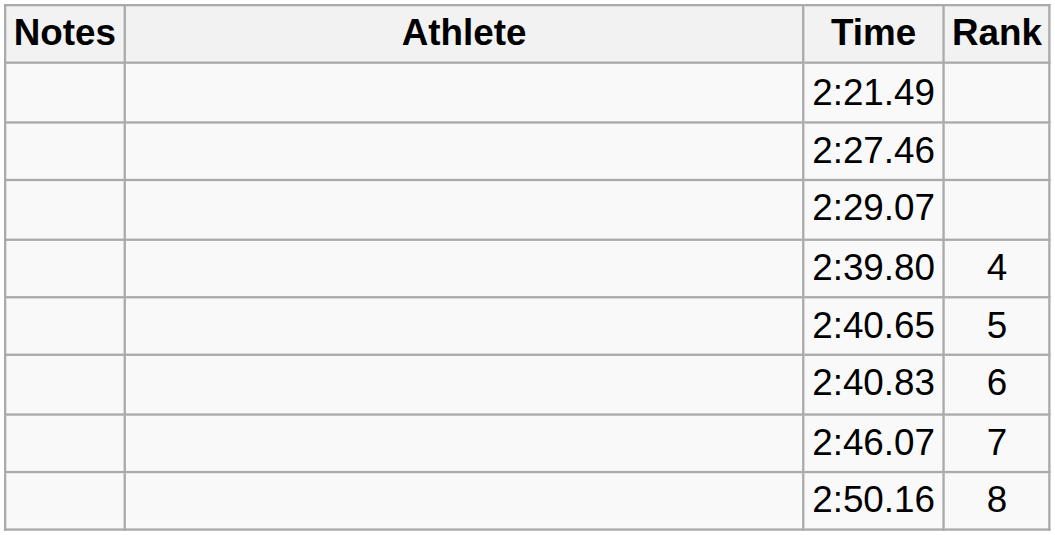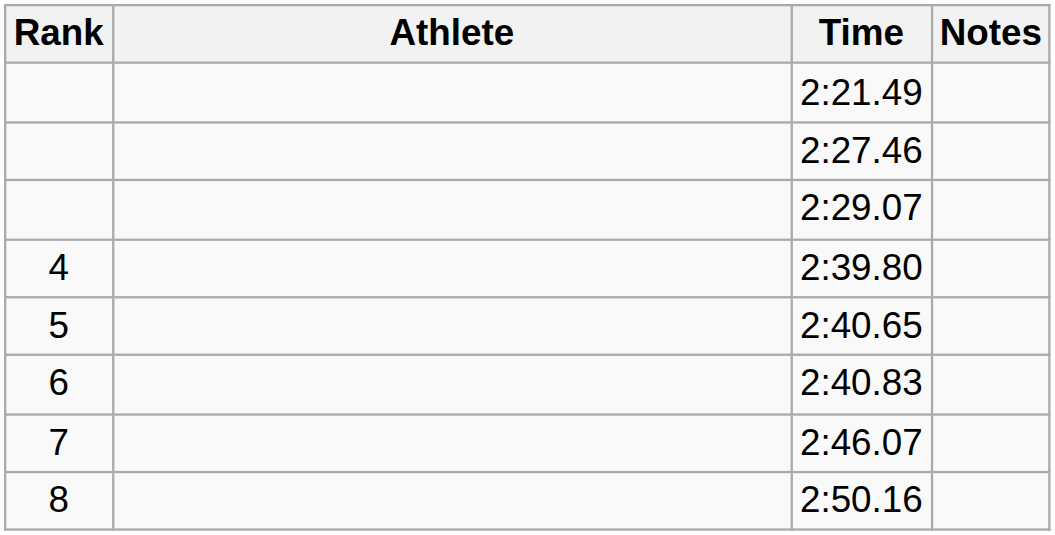columns swapped: (997, 33) <-> (65, 33)
